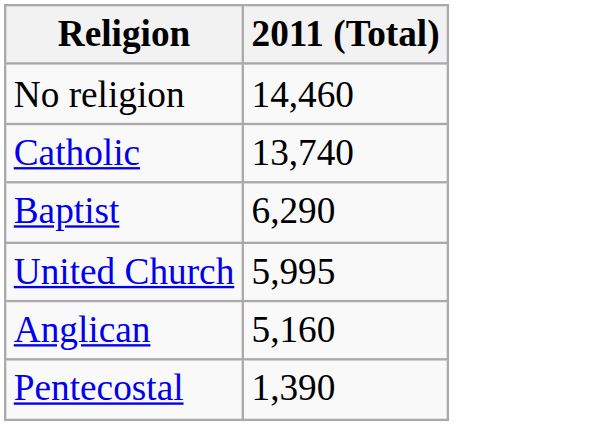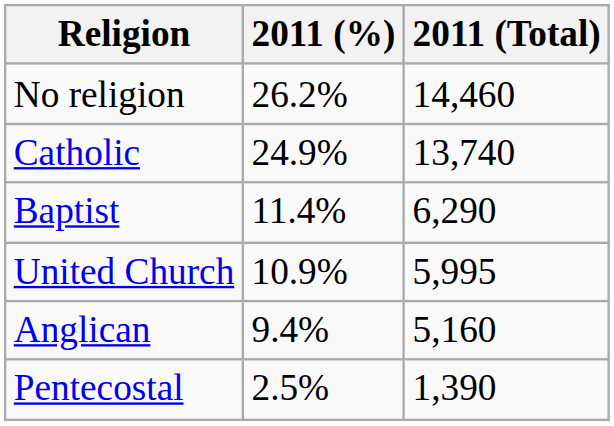+ column: (323, 34)
